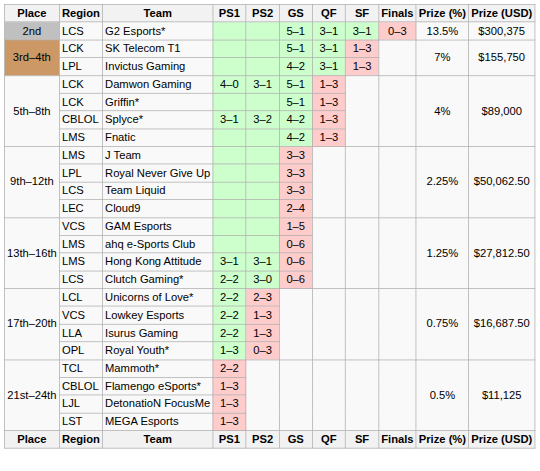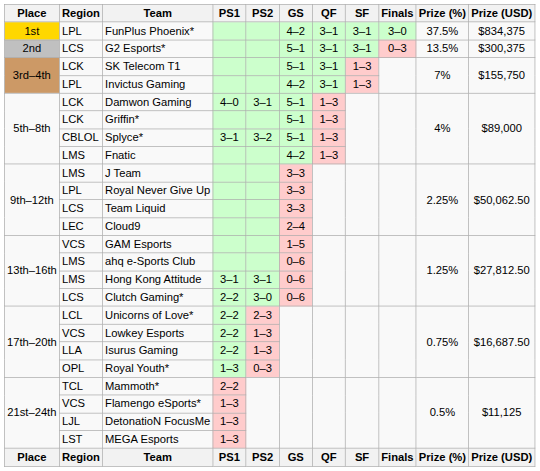+ row: (150, 31)
(296, 119) 4–2 -> (296, 137) 5–1
(80, 386) CBLOL -> (73, 404) VCS
